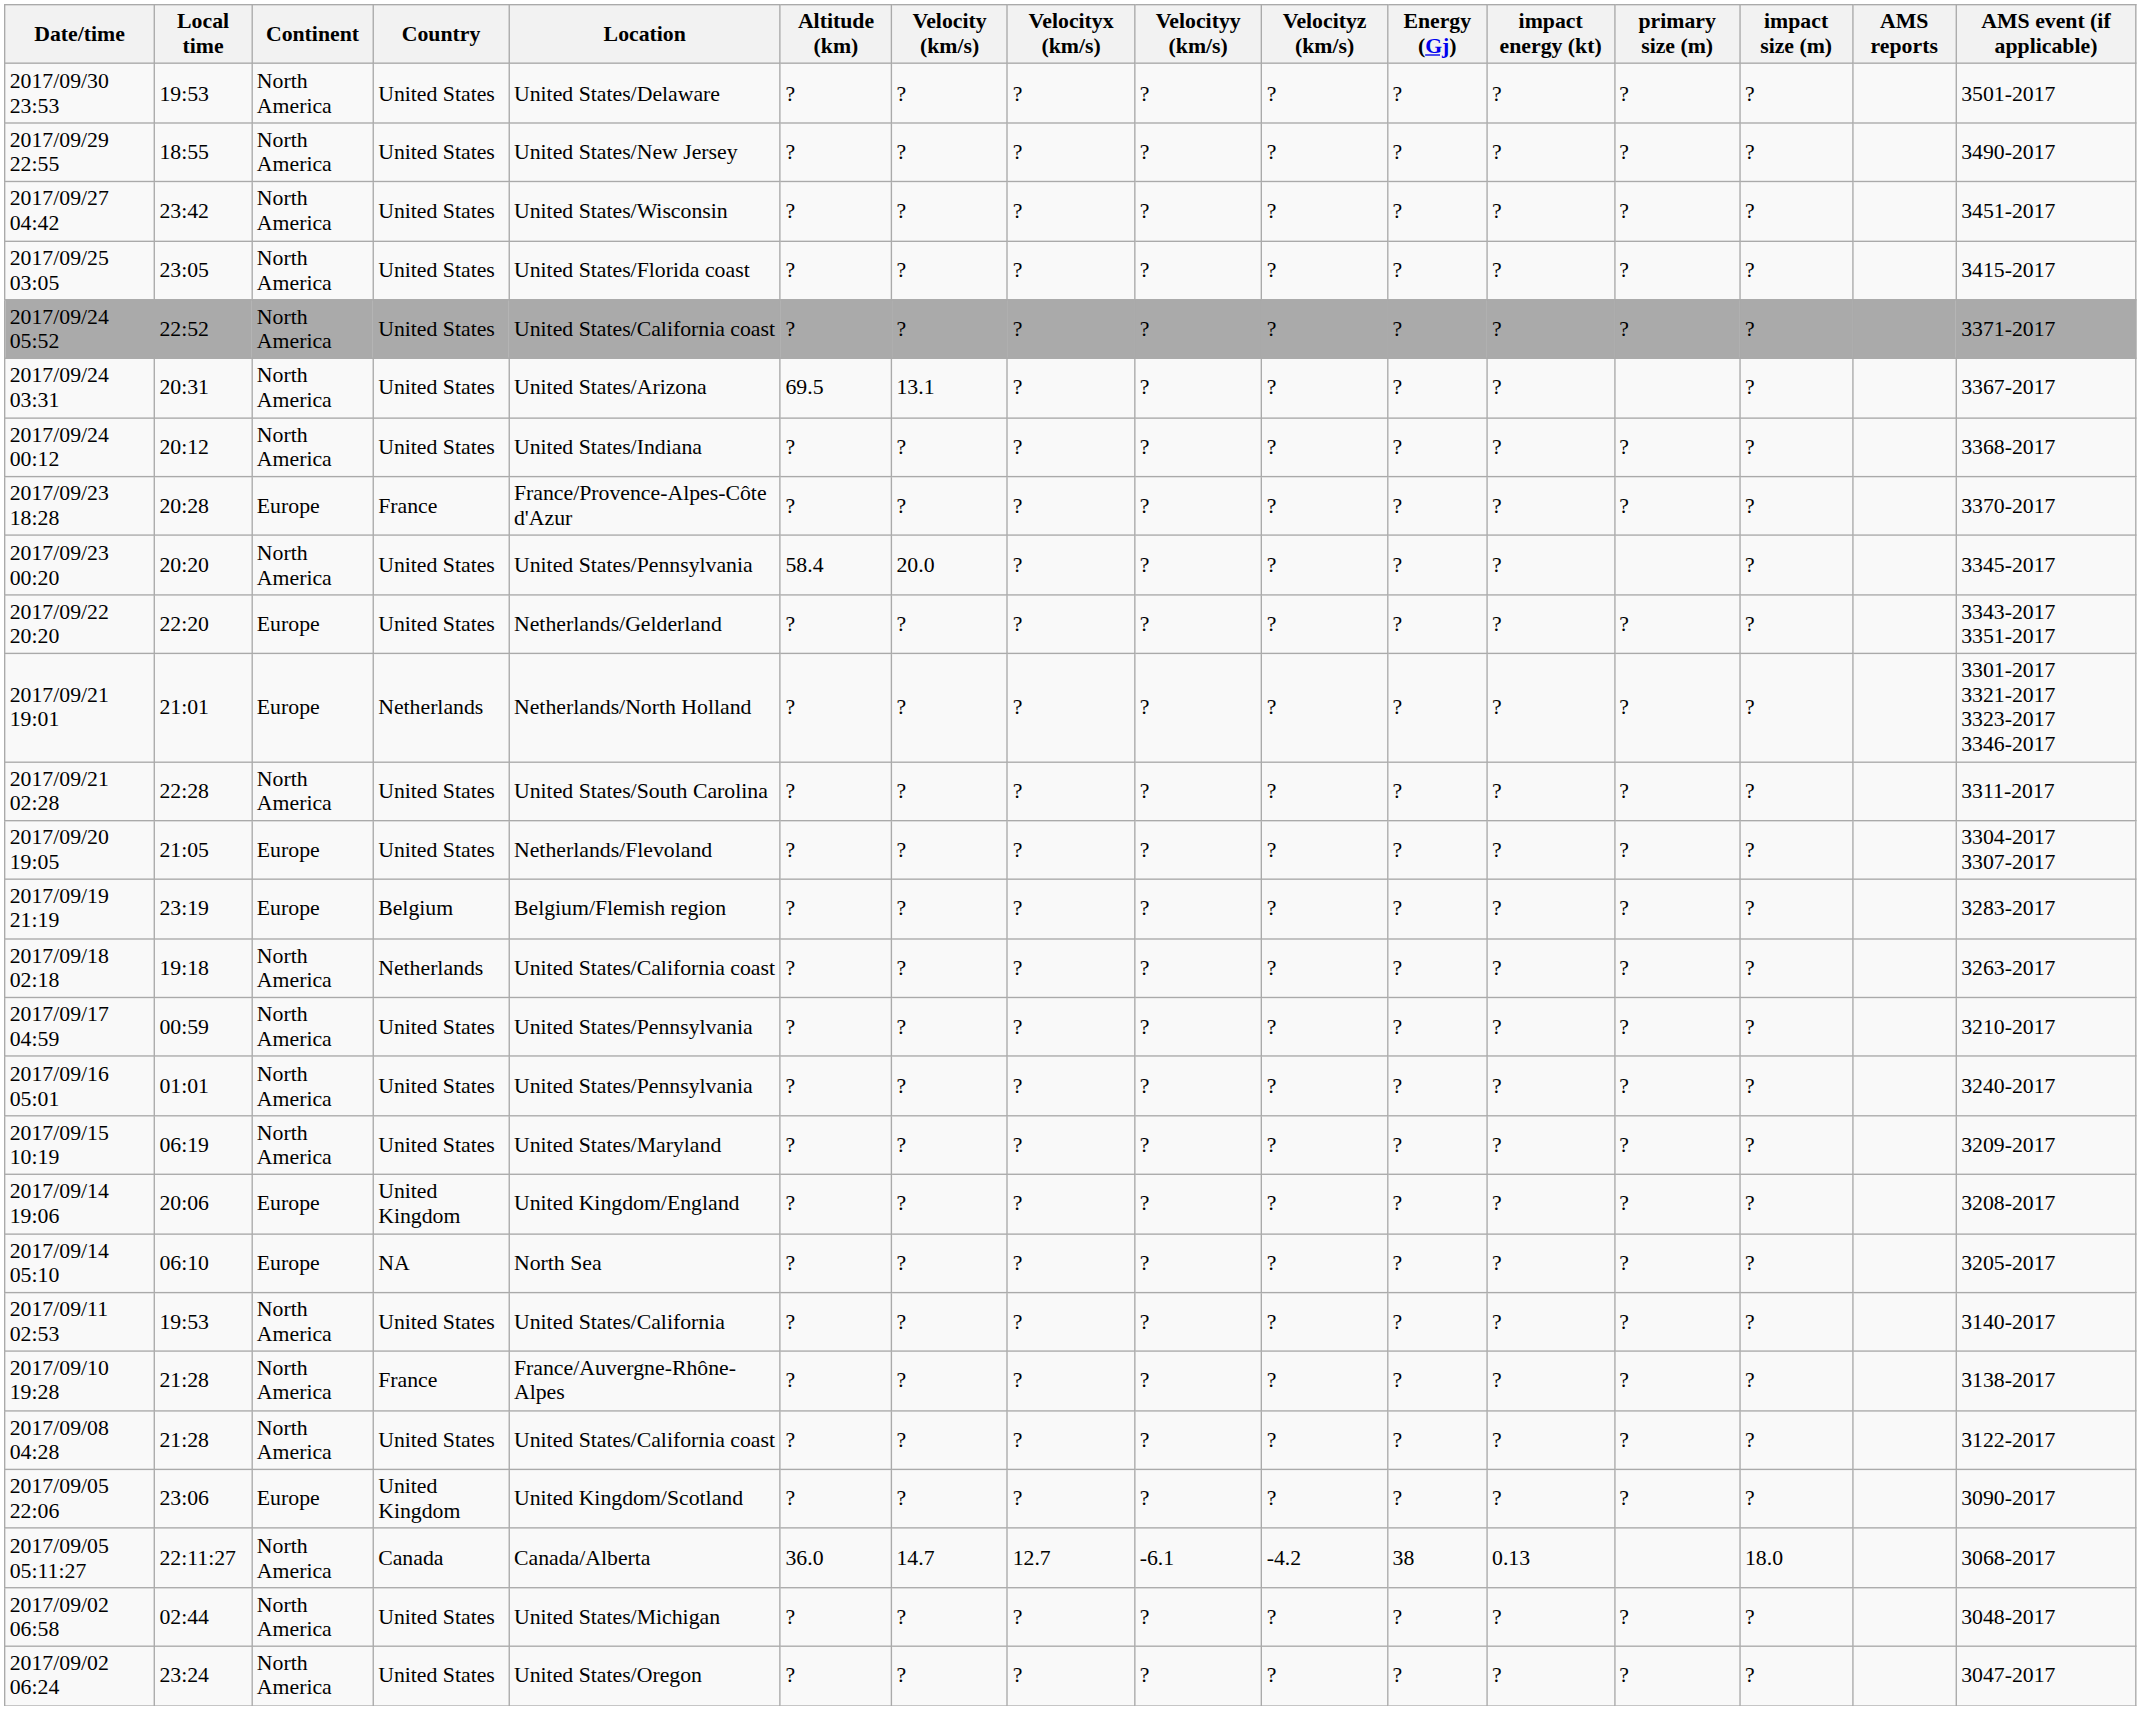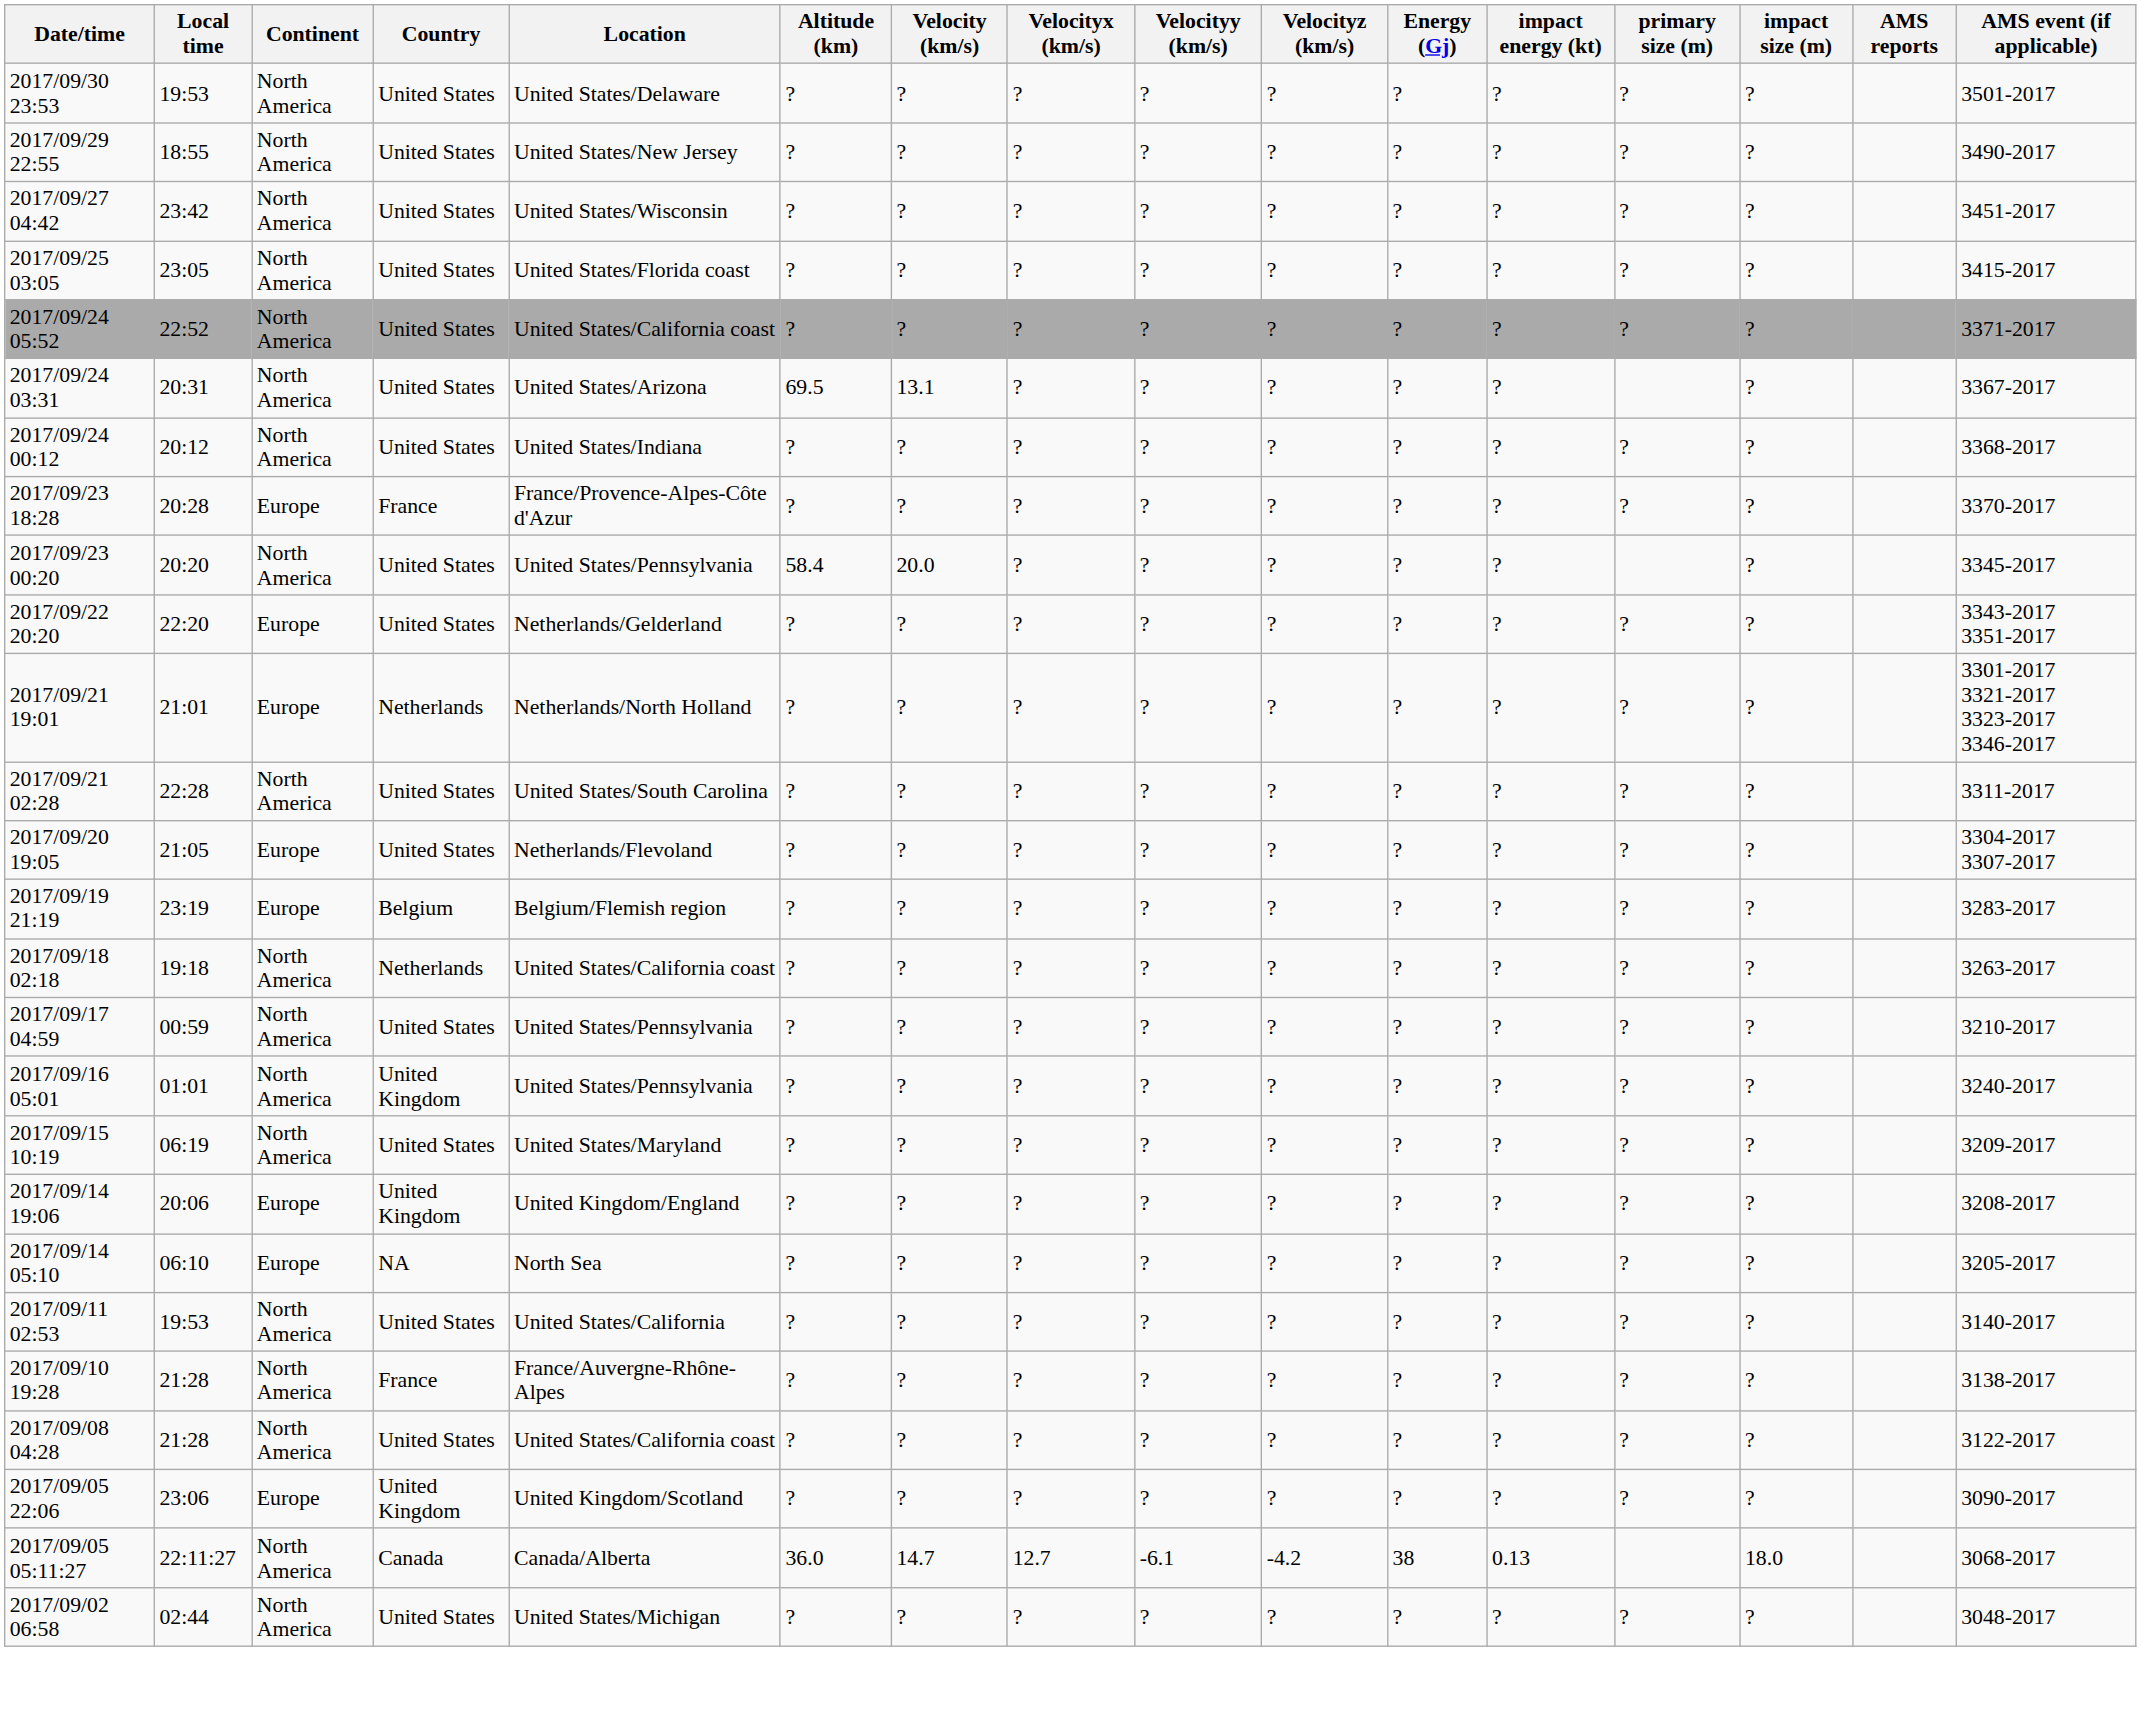(436, 1085) United States -> (419, 1085) United Kingdom
- row: (59, 1675)
